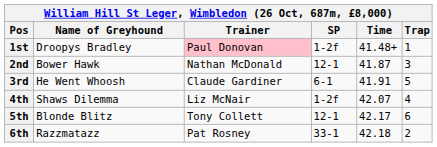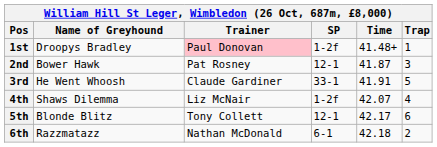(235, 64) Nathan McDonald -> (219, 64) Pat Rosney
(323, 82) 6-1 -> (326, 82) 33-1
(219, 133) Pat Rosney -> (235, 133) Nathan McDonald
(326, 133) 33-1 -> (323, 133) 6-1
